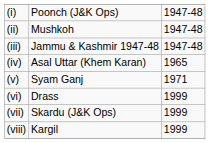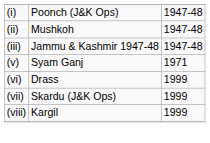- row: (14, 63)
